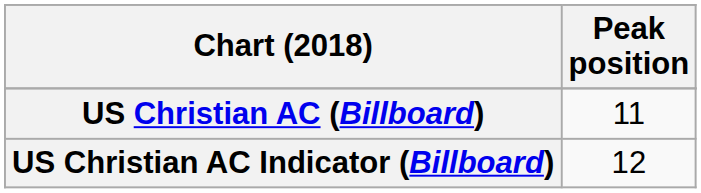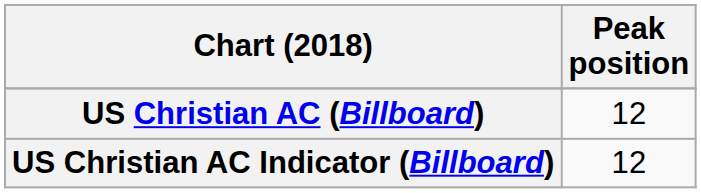(629, 113) 11 -> (629, 113) 12
